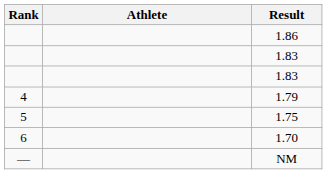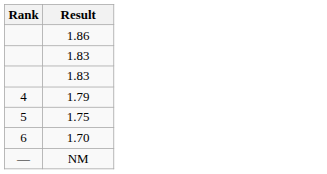- column: (147, 14)
